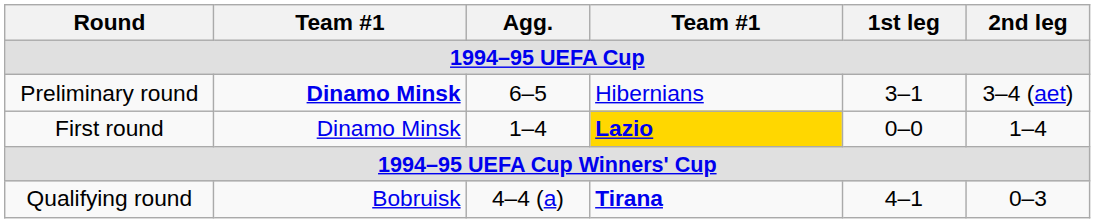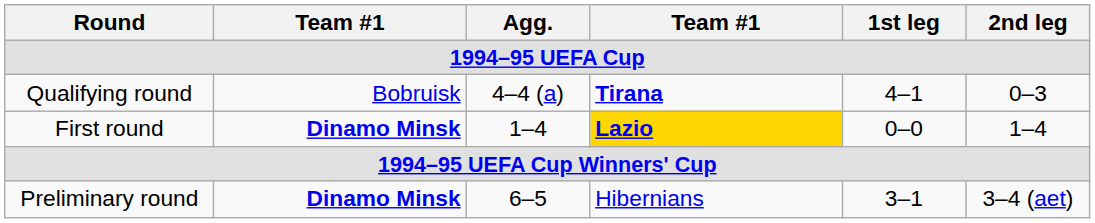rows swapped: (109, 92) <-> (109, 198)
(389, 128) normal -> (384, 128) bold
